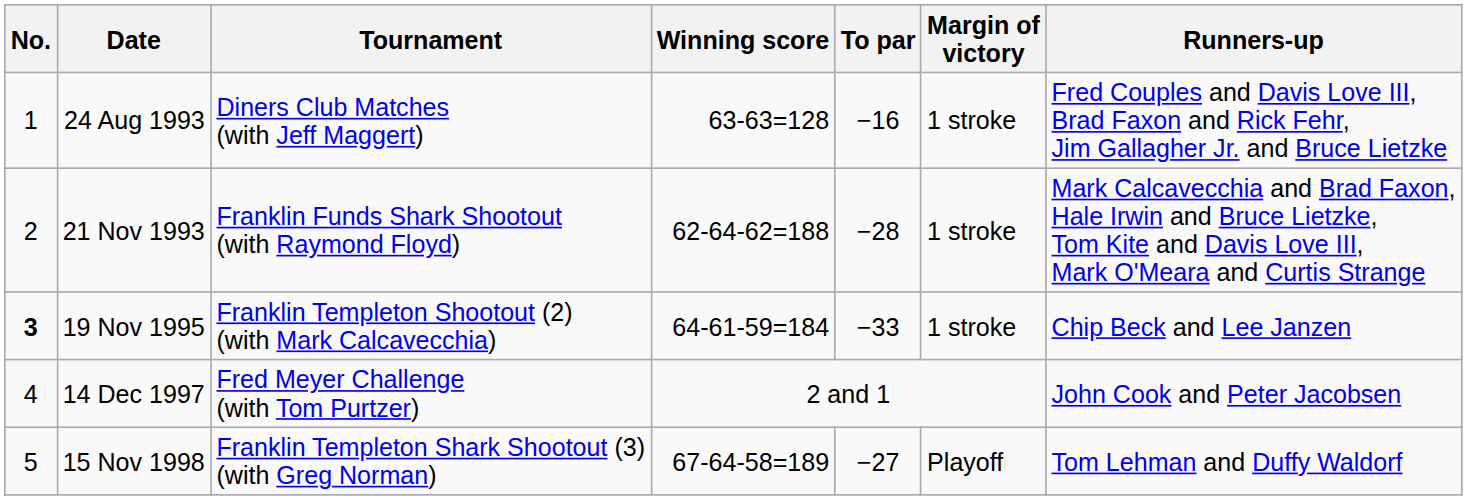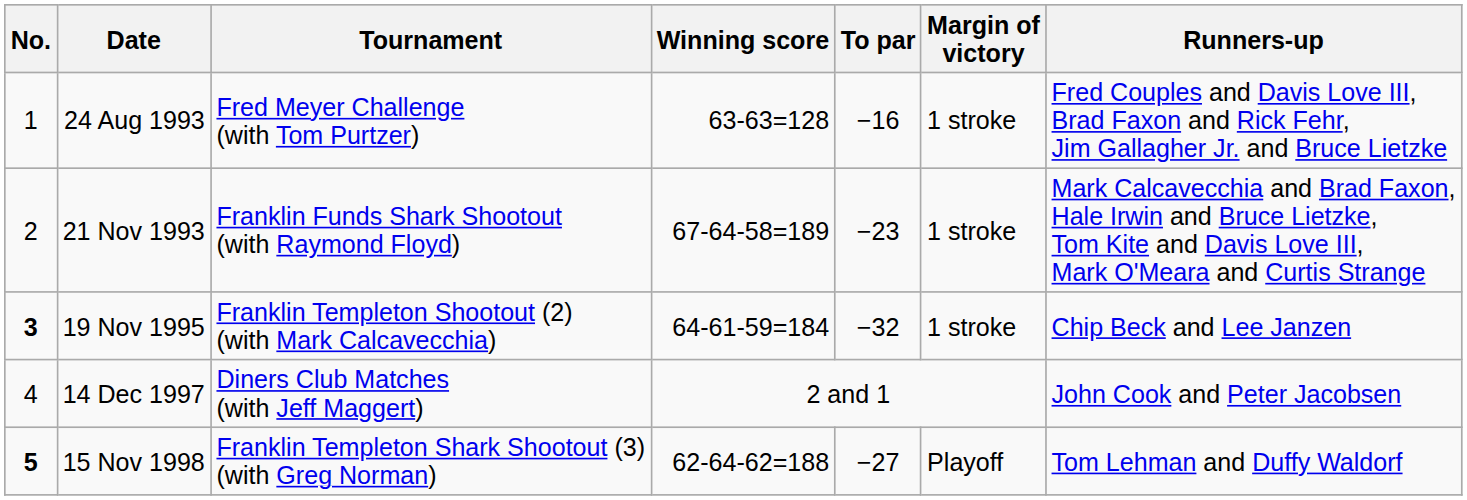(333, 121) Diners Club Matches (with Jeff Maggert) -> (340, 121) Fred Meyer Challenge (with Tom Purtzer)
(751, 230) 62-64-62=188 -> (751, 230) 67-64-58=189
(878, 230) −28 -> (878, 230) −23
(878, 326) −33 -> (878, 326) −32
(340, 394) Fred Meyer Challenge (with Tom Purtzer) -> (333, 394) Diners Club Matches (with Jeff Maggert)
(31, 462) normal -> (31, 462) bold
(751, 462) 67-64-58=189 -> (751, 462) 62-64-62=188
